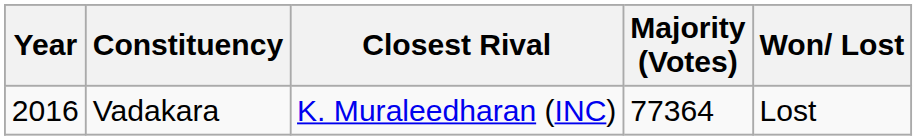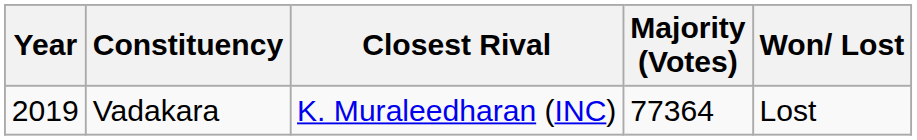(45, 109) 2016 -> (45, 109) 2019
